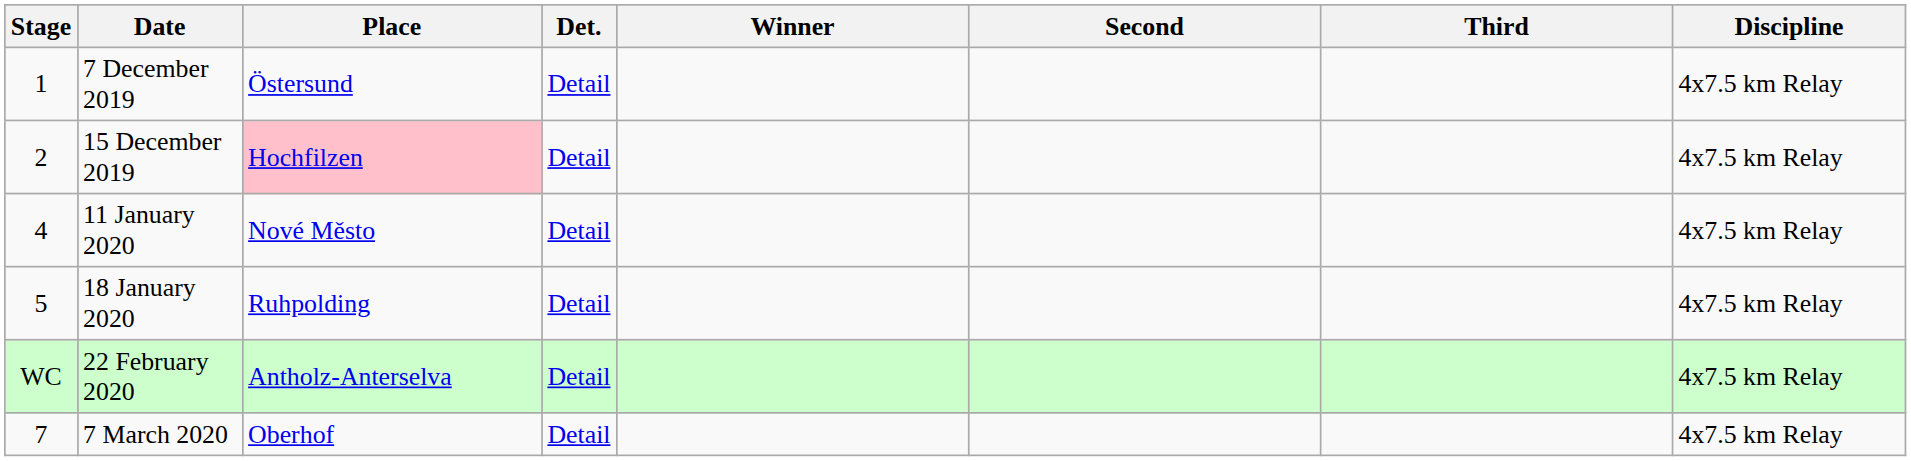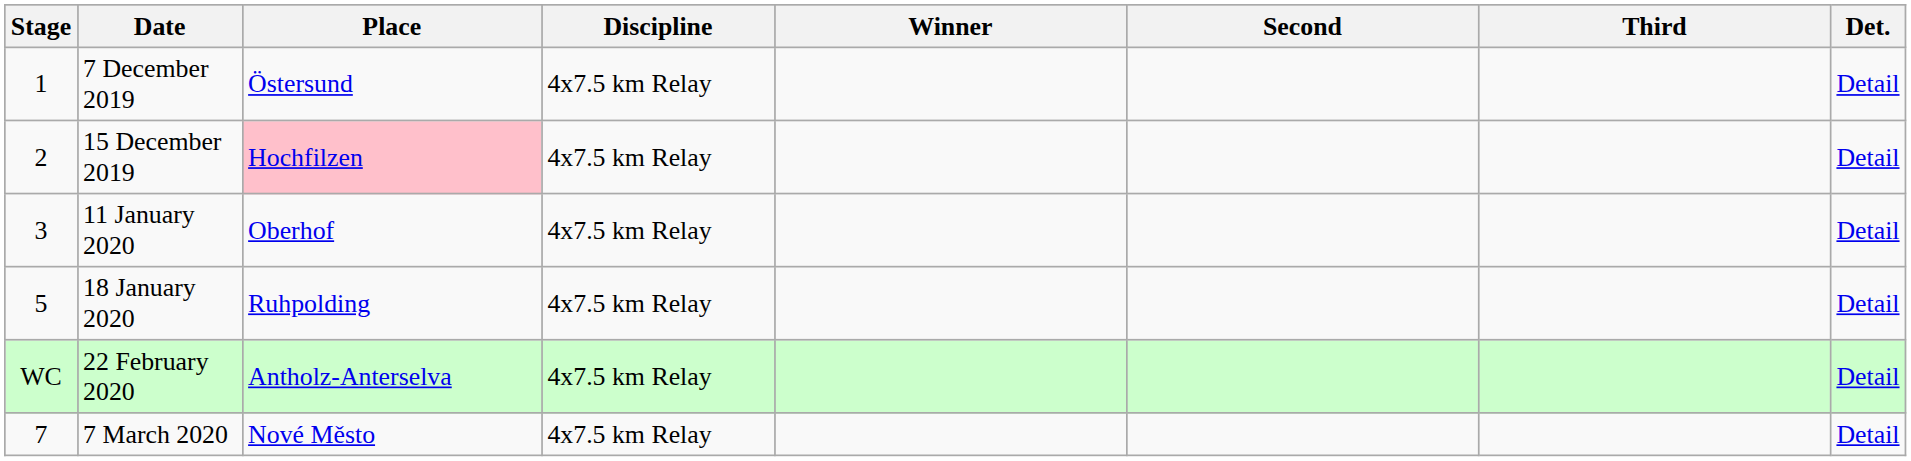columns swapped: (1789, 25) <-> (579, 25)
(41, 230) 4 -> (41, 230) 3
(312, 230) Nové Město -> (291, 230) Oberhof
(291, 434) Oberhof -> (312, 434) Nové Město
